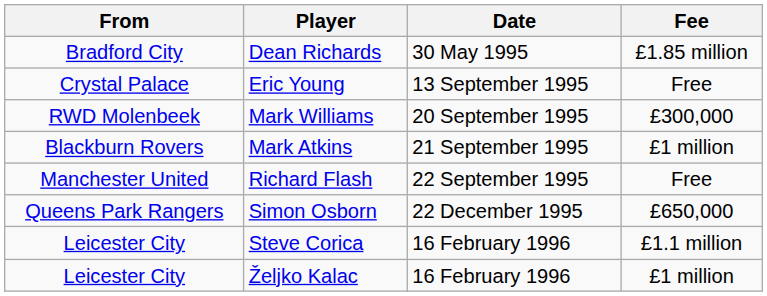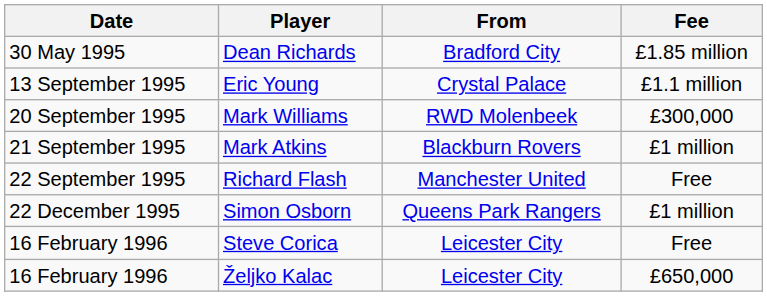columns swapped: (514, 21) <-> (124, 21)
(692, 84) Free -> (692, 84) £1.1 million
(692, 211) £650,000 -> (692, 211) £1 million
(692, 243) £1.1 million -> (692, 243) Free
(692, 275) £1 million -> (692, 275) £650,000
